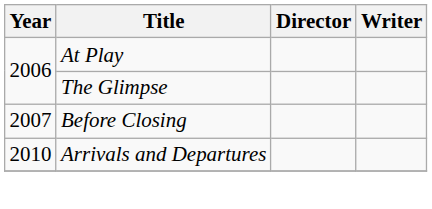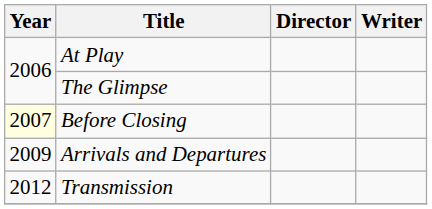(30, 120) no background -> (30, 120) lightyellow background
(30, 154) 2010 -> (30, 154) 2009
+ row: (117, 187)
